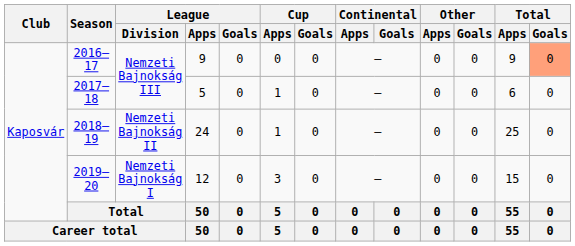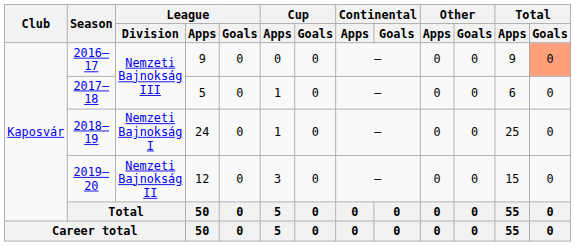(150, 132) Nemzeti Bajnokság II -> (150, 132) Nemzeti Bajnokság I
(150, 179) Nemzeti Bajnokság I -> (150, 179) Nemzeti Bajnokság II
